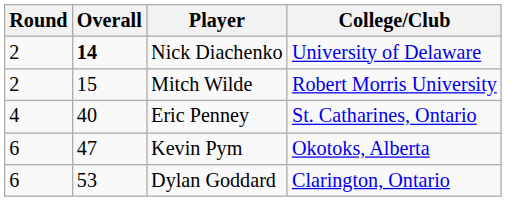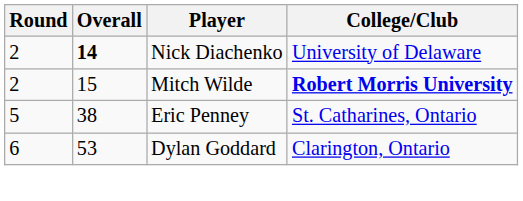(394, 84) normal -> (402, 84) bold
(14, 116) 4 -> (14, 116) 5
(87, 116) 40 -> (87, 116) 38
- row: (197, 148)
